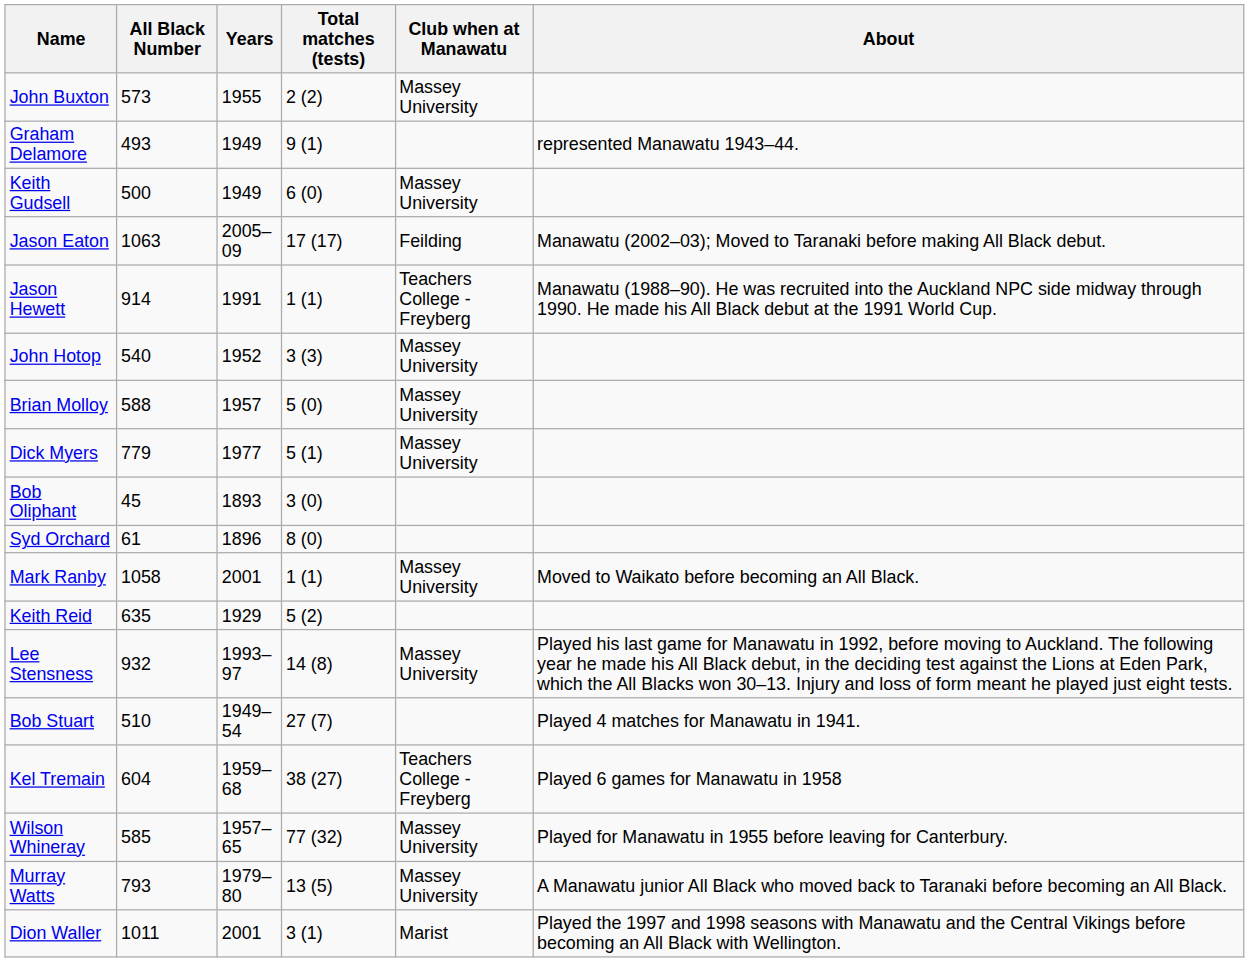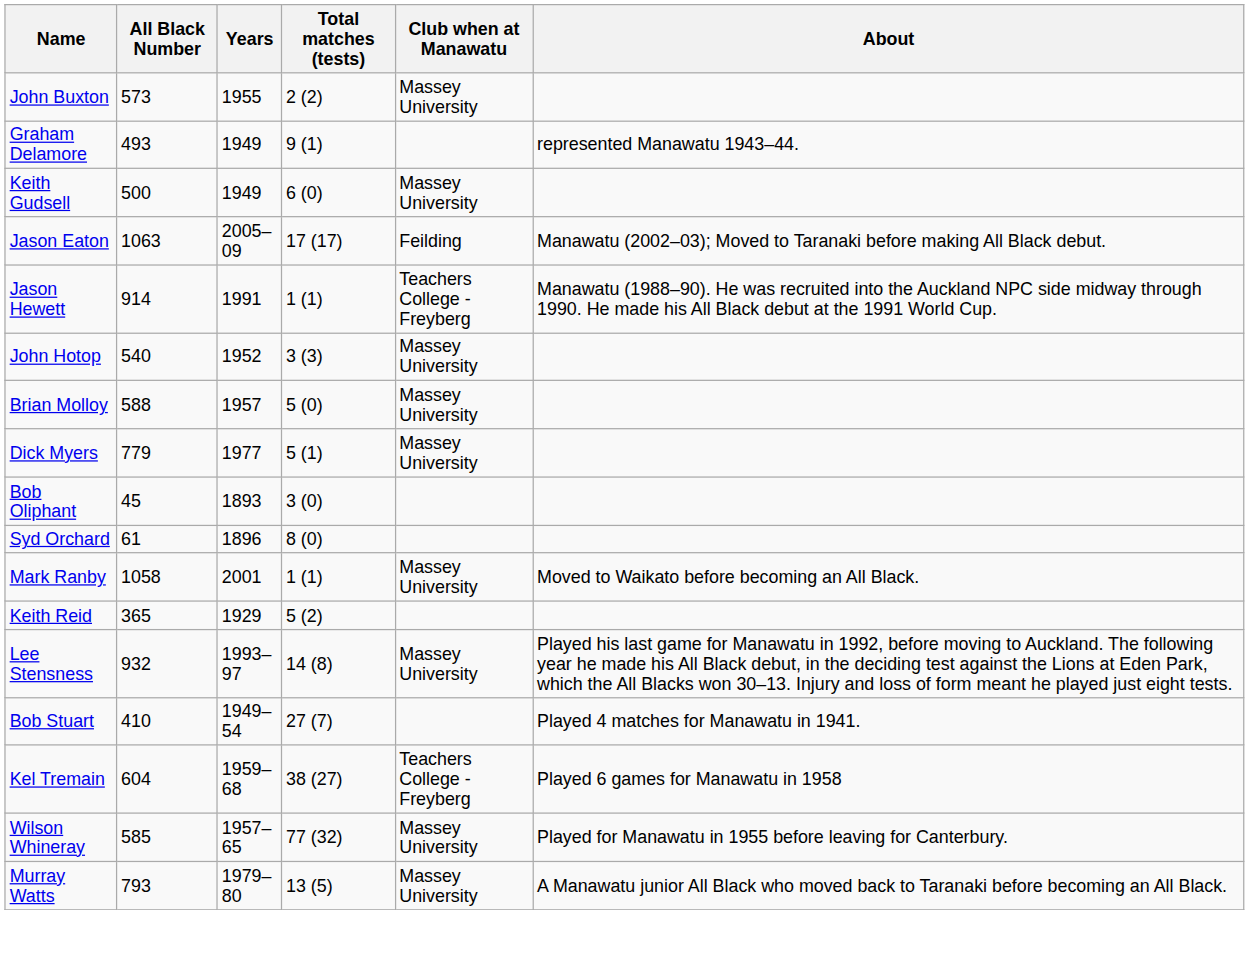(136, 615) 635 -> (136, 615) 365
(136, 721) 510 -> (136, 721) 410
- row: (55, 933)
